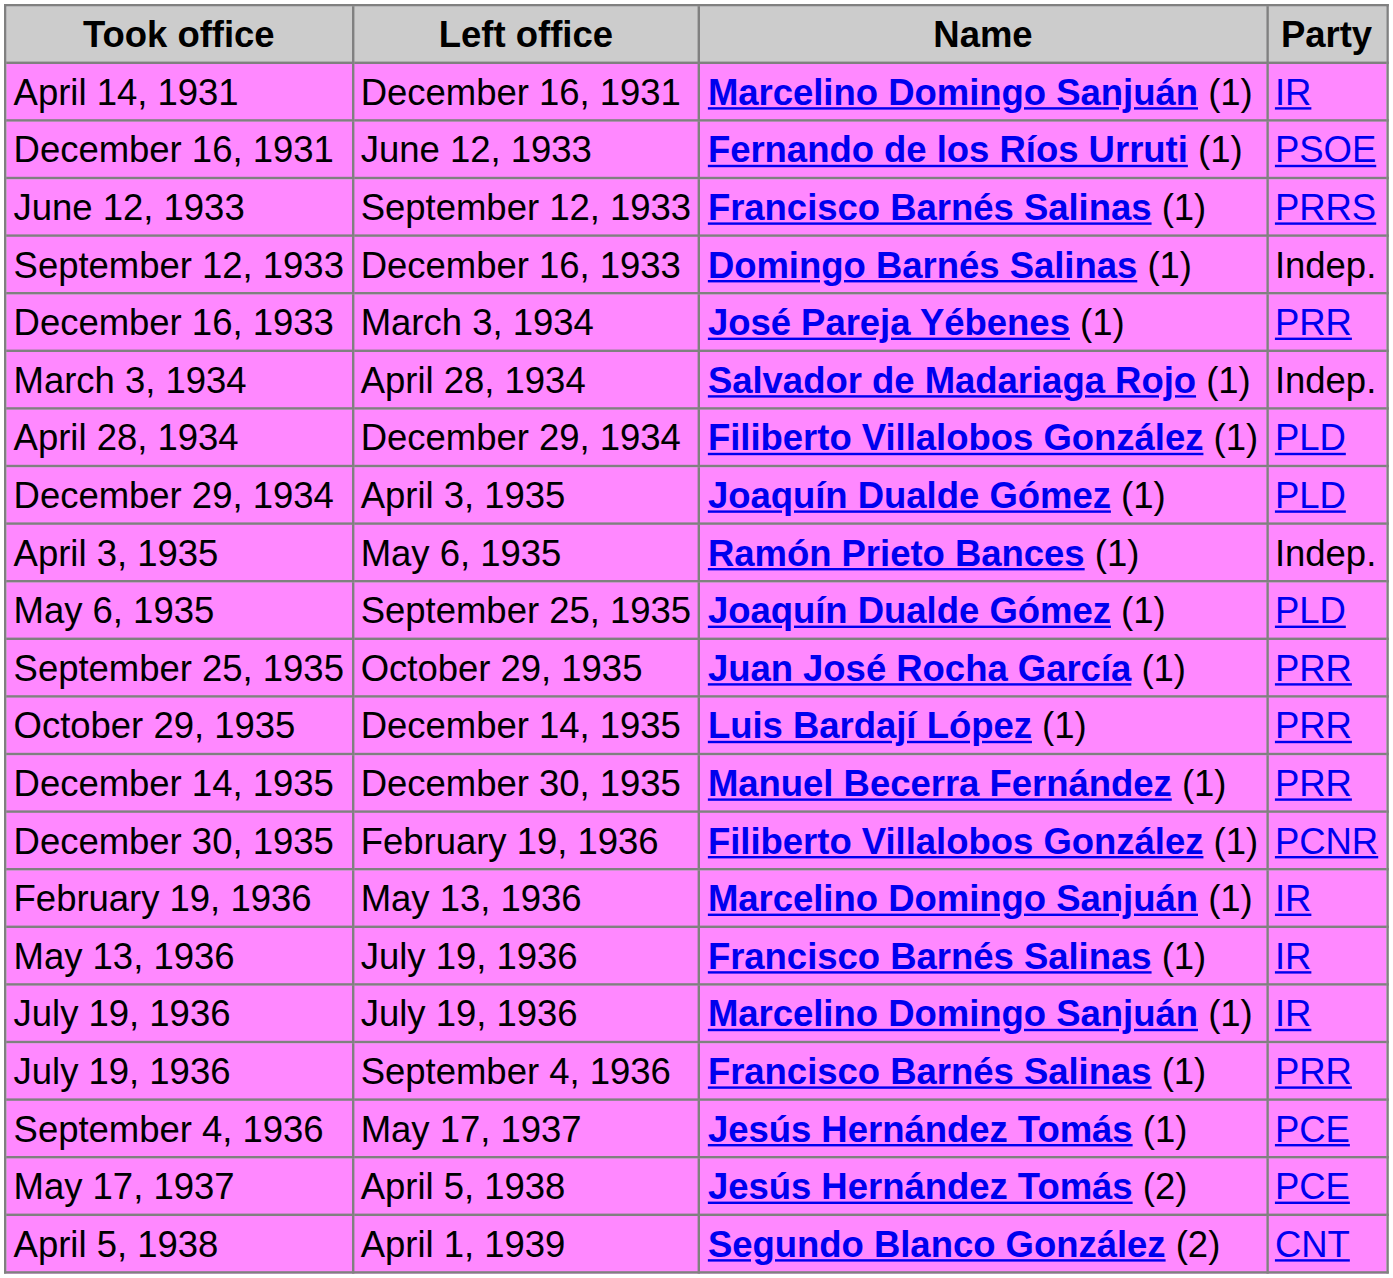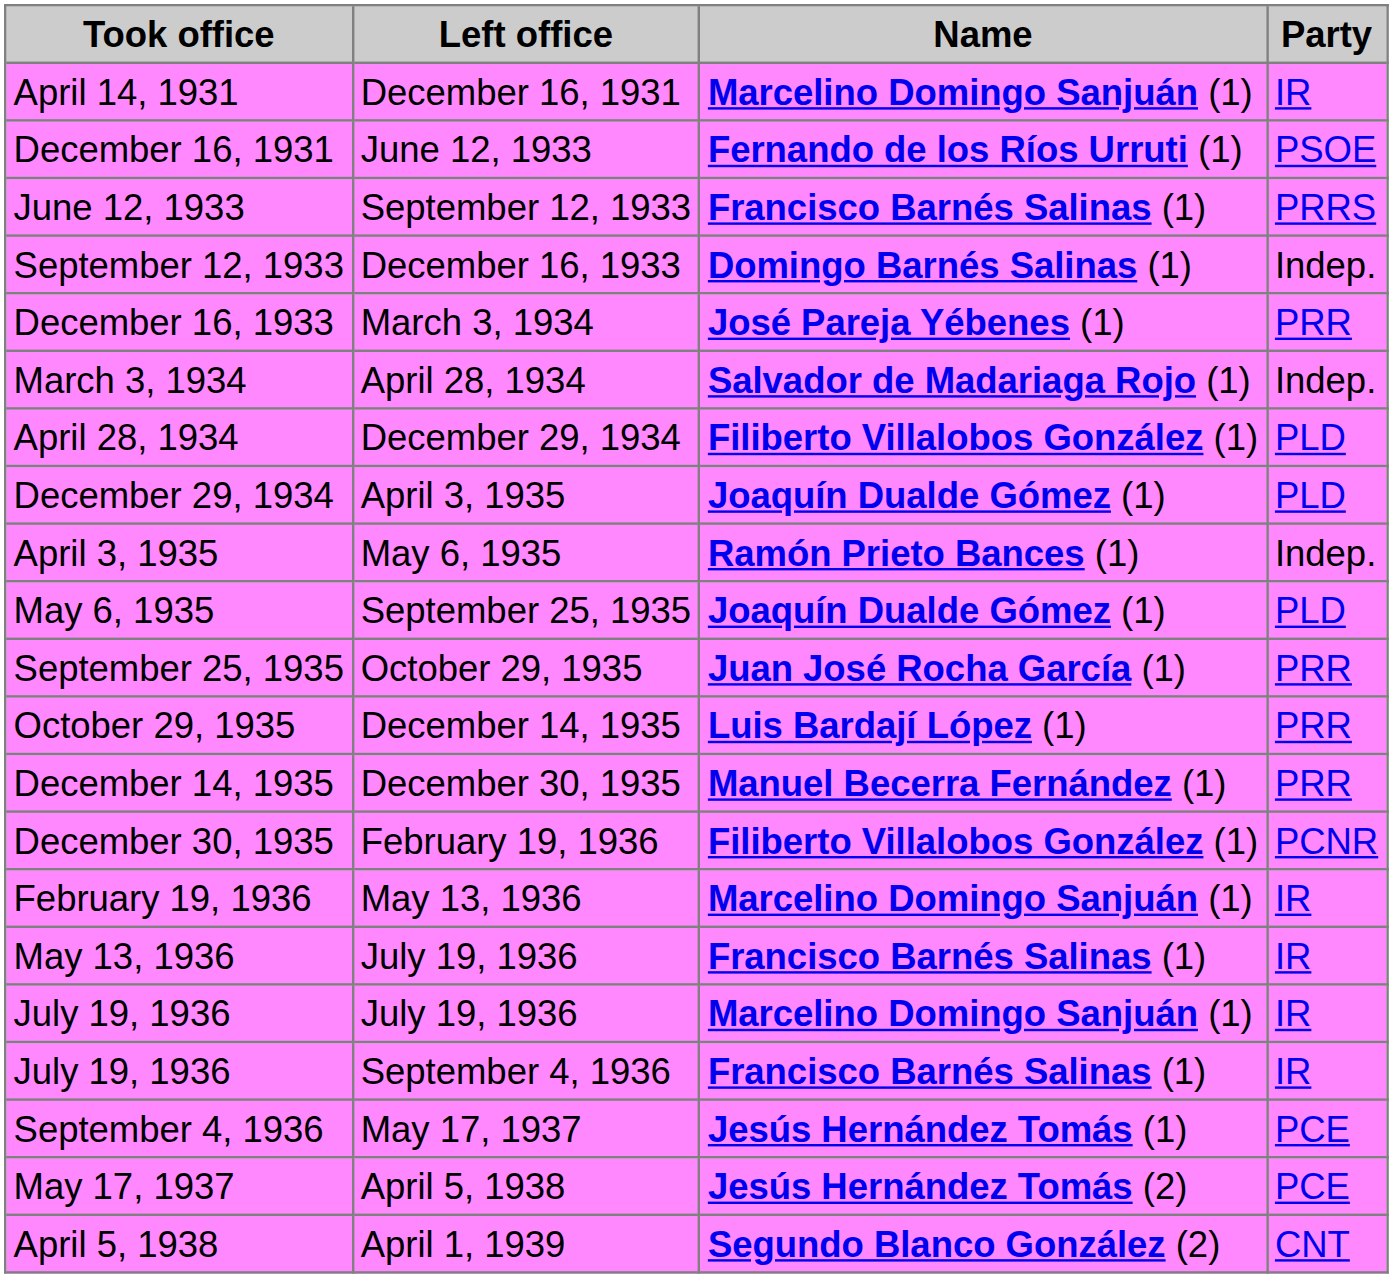(1313, 1071) PRR -> (1293, 1071) IR
